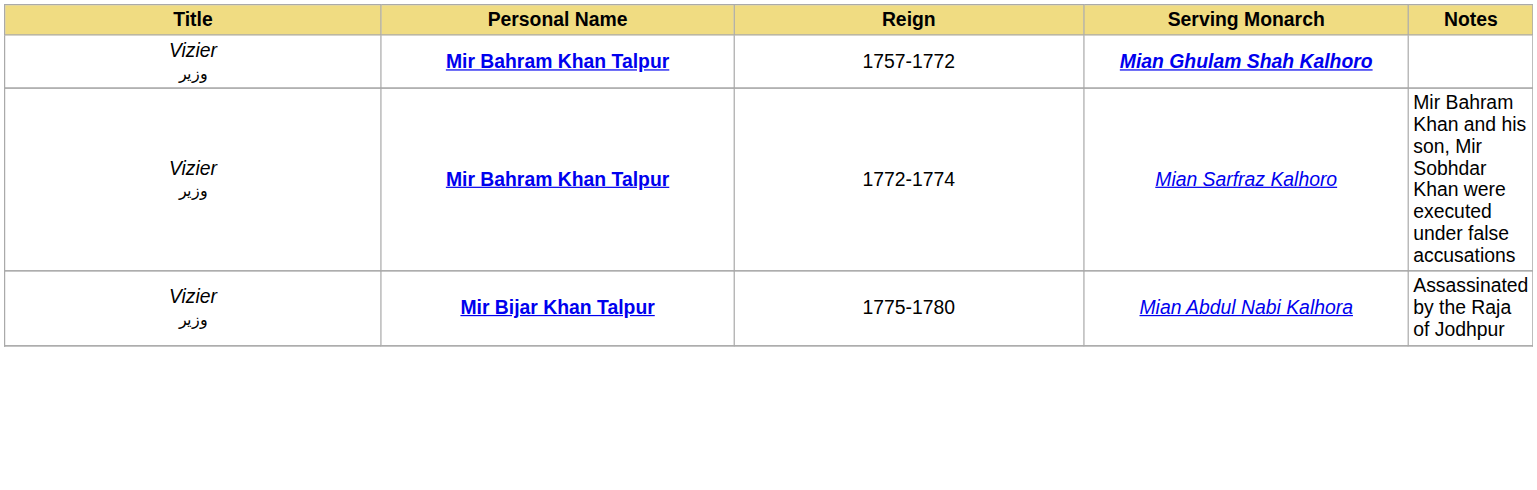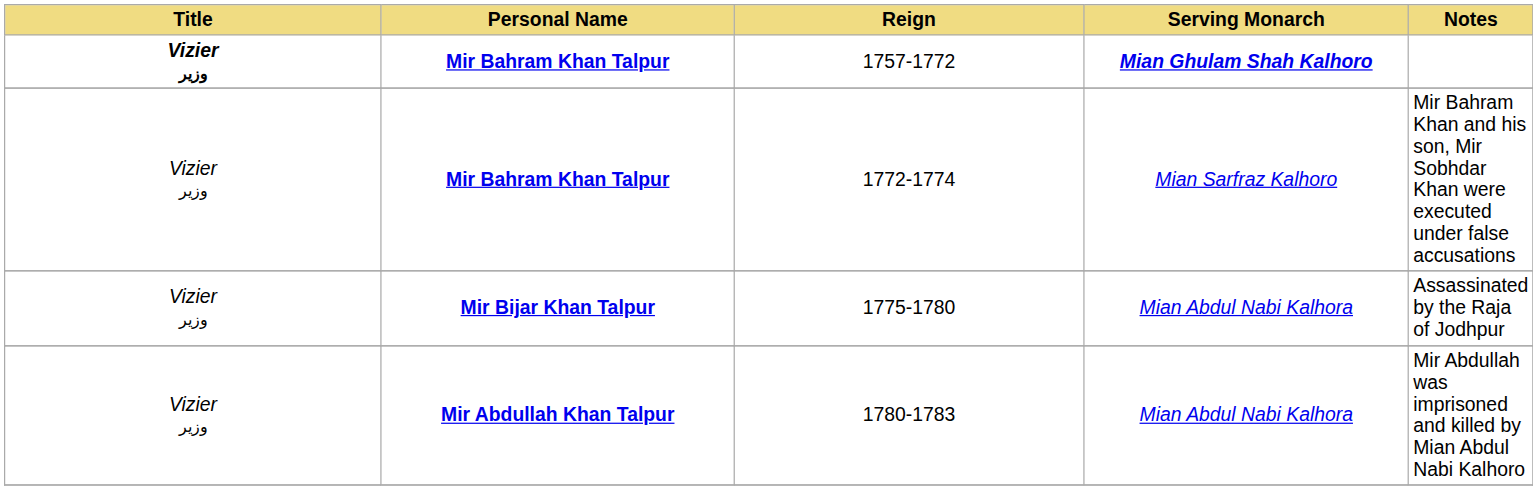(193, 61) normal -> (193, 61) bold
+ row: (909, 414)
